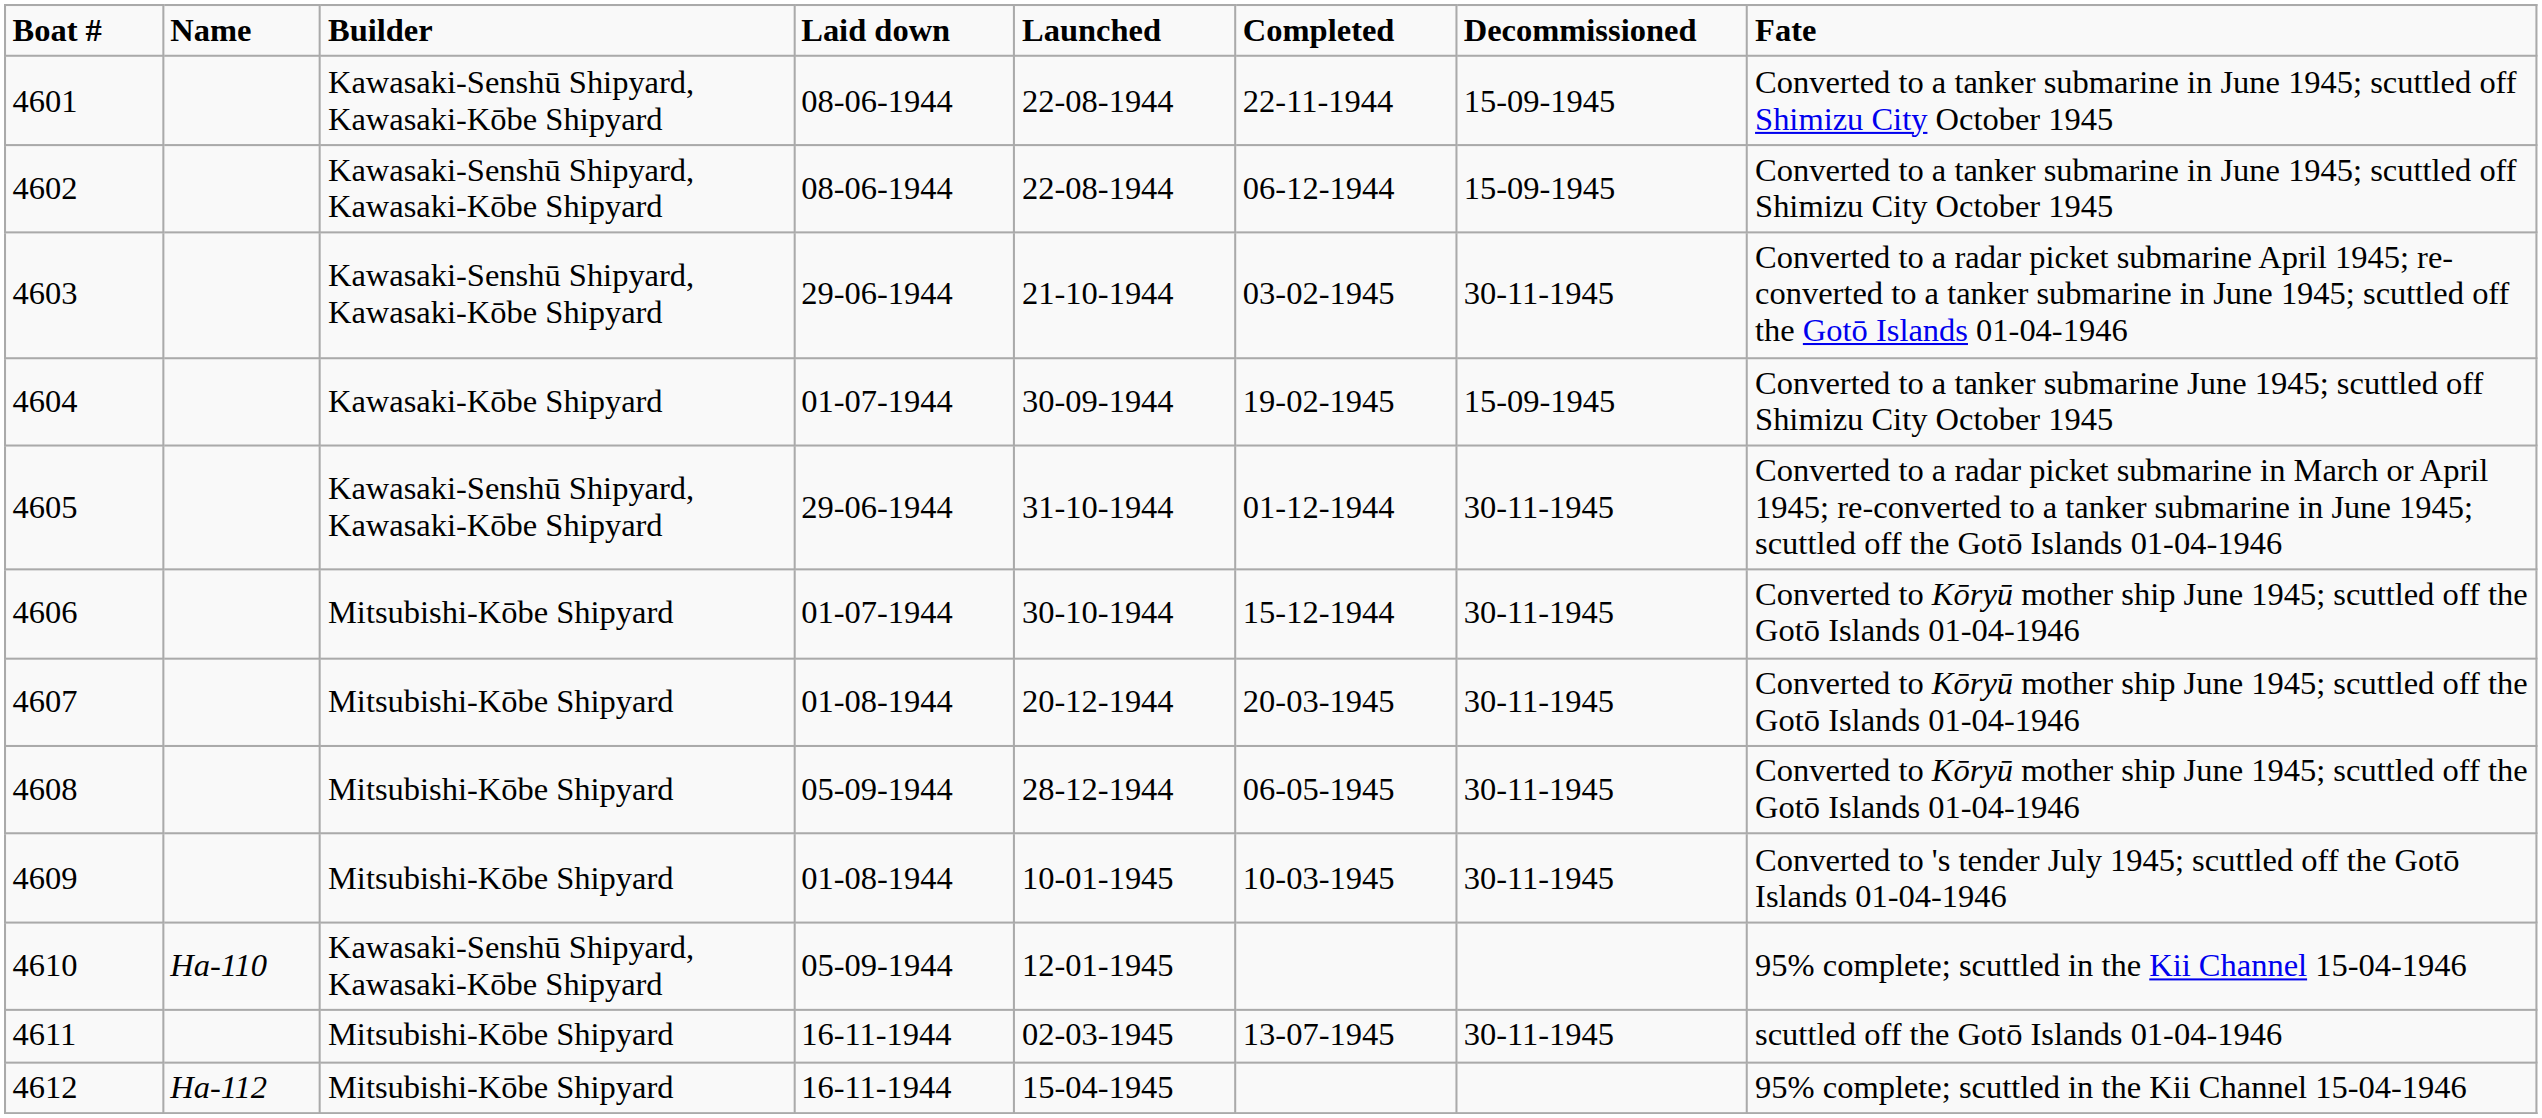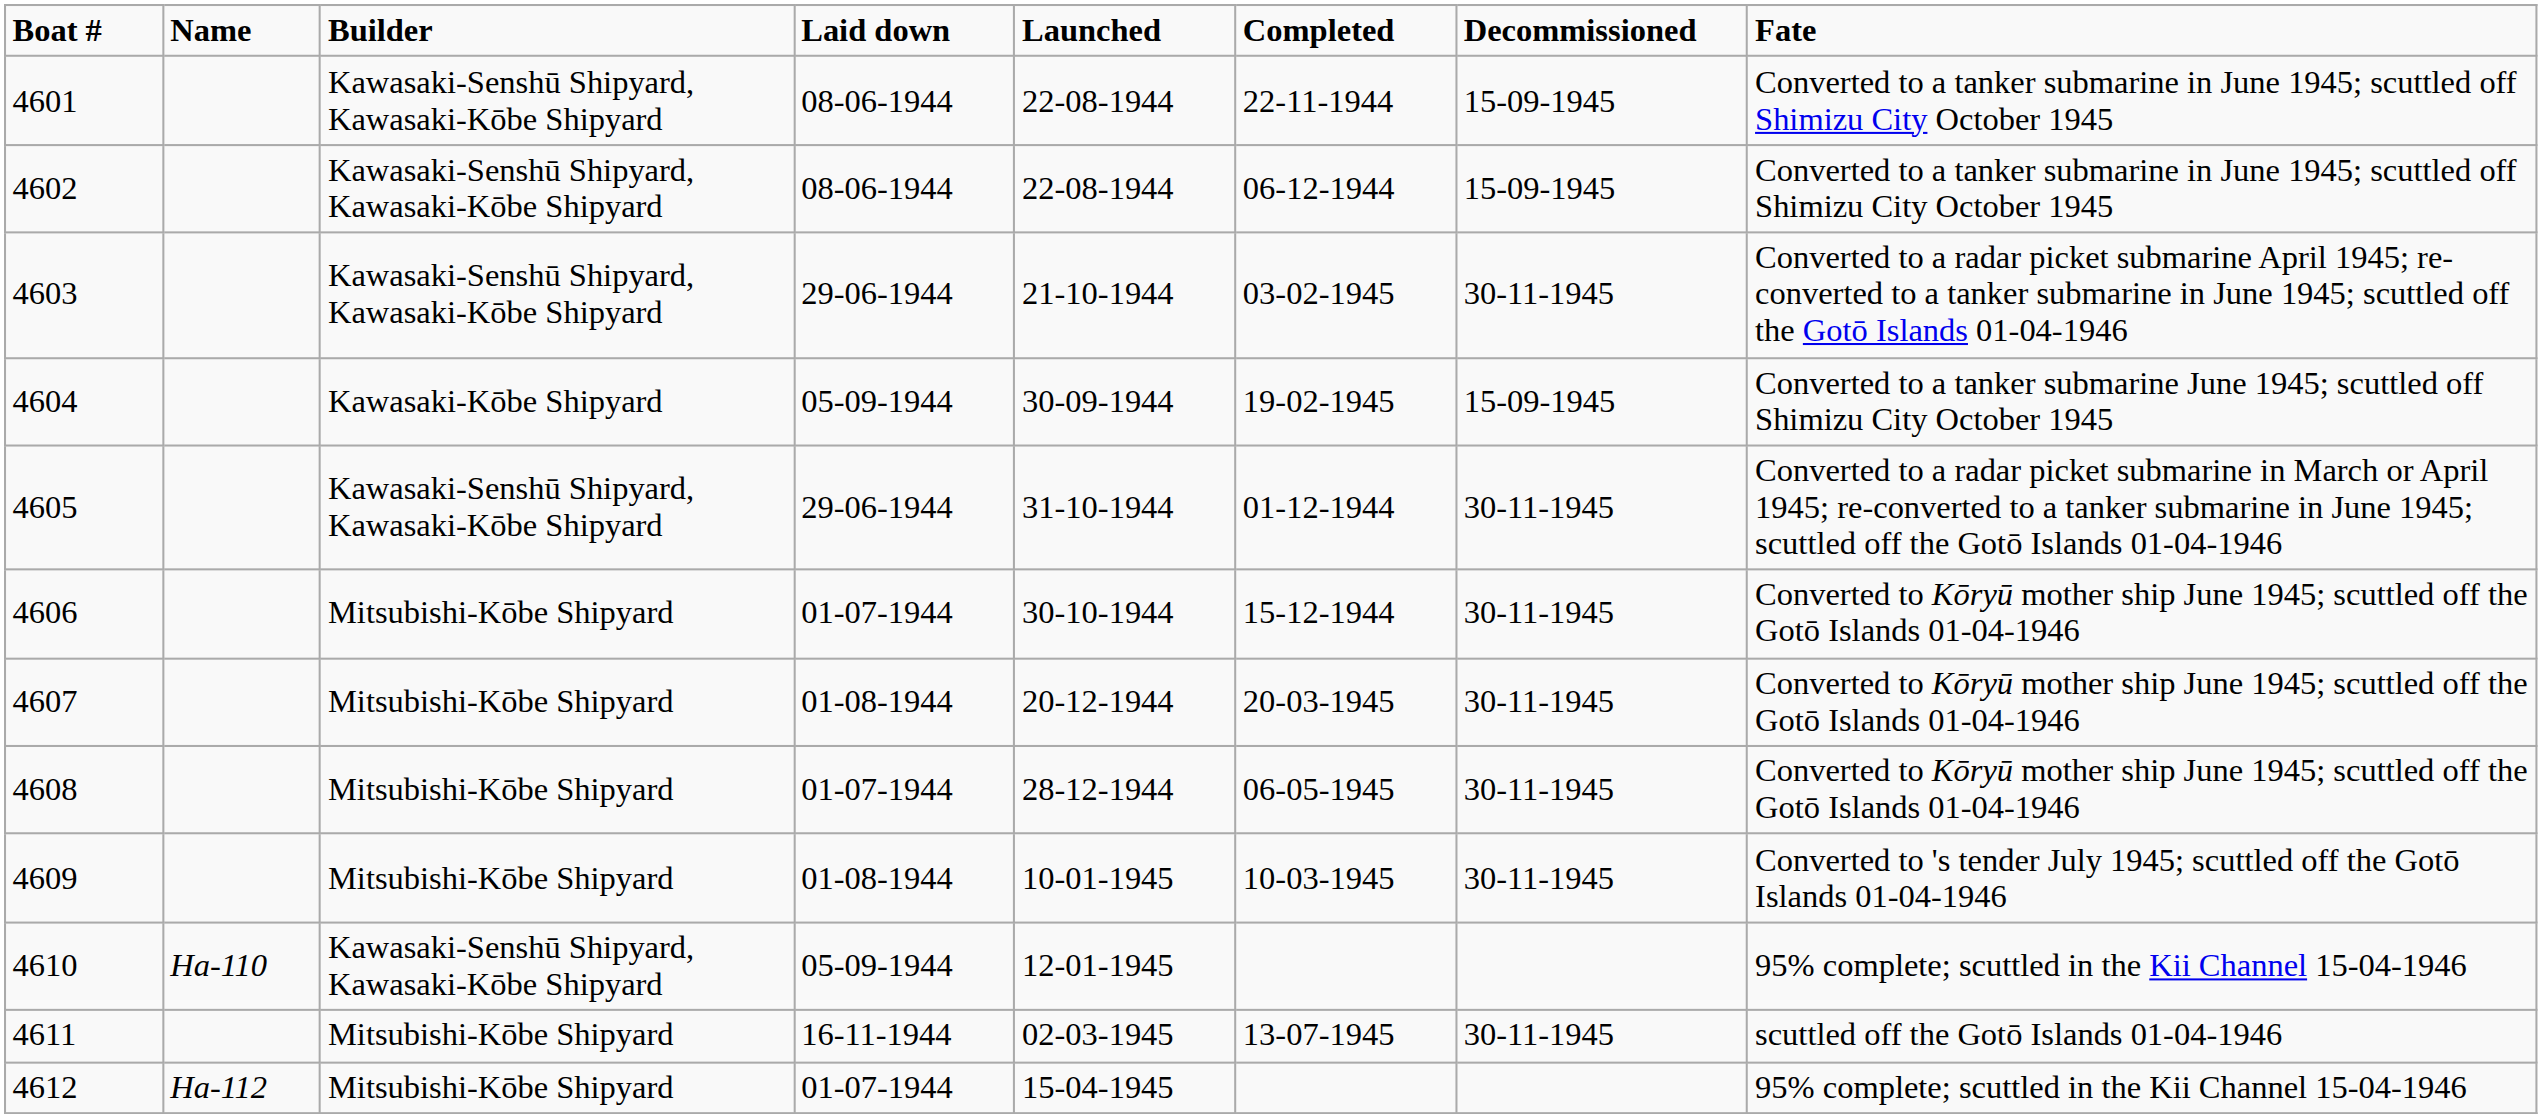(877, 400) 01-07-1944 -> (877, 400) 05-09-1944
(877, 789) 05-09-1944 -> (877, 789) 01-07-1944
(876, 1086) 16-11-1944 -> (877, 1086) 01-07-1944
